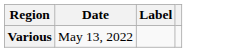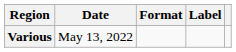+ column: (161, 15)
